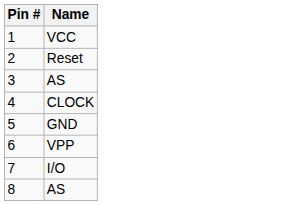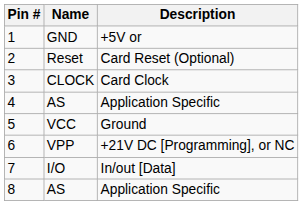+ column: (197, 15)
(61, 37) VCC -> (62, 37) GND
(56, 80) AS -> (71, 80) CLOCK
(71, 102) CLOCK -> (56, 102) AS
(62, 124) GND -> (61, 124) VCC
